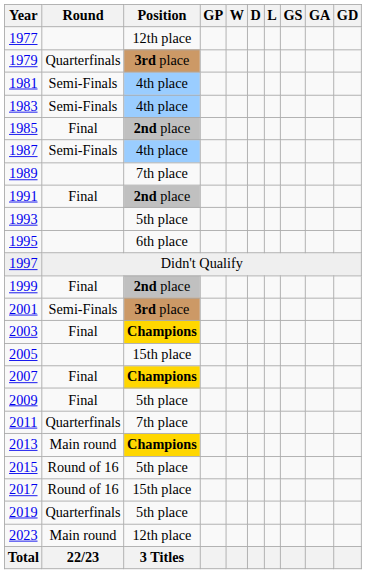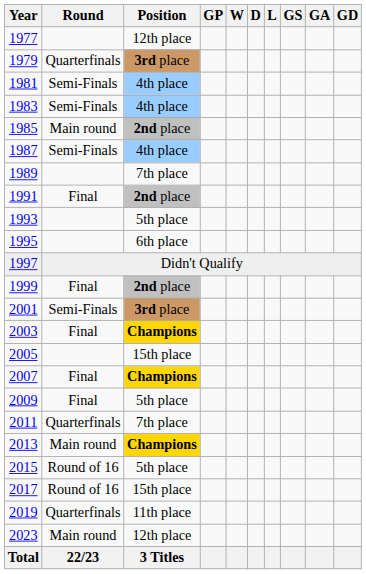(83, 128) Final -> (83, 128) Main round
(162, 512) 5th place -> (162, 512) 11th place
